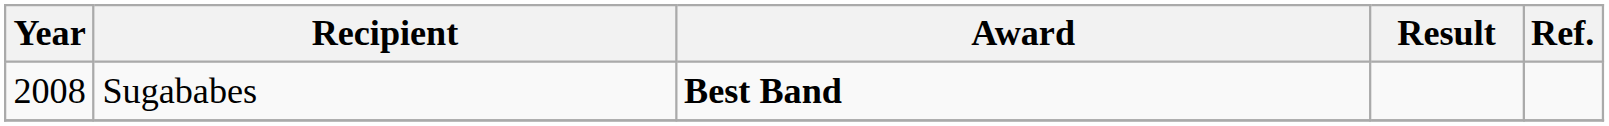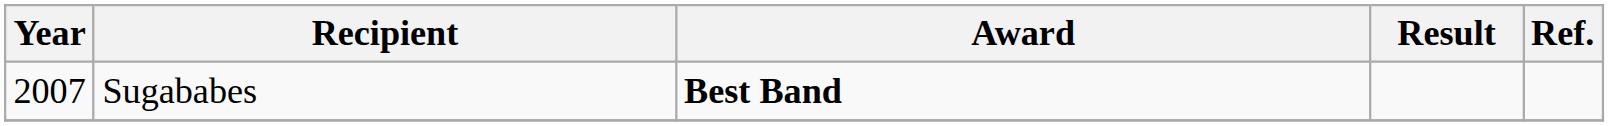(50, 90) 2008 -> (50, 90) 2007
